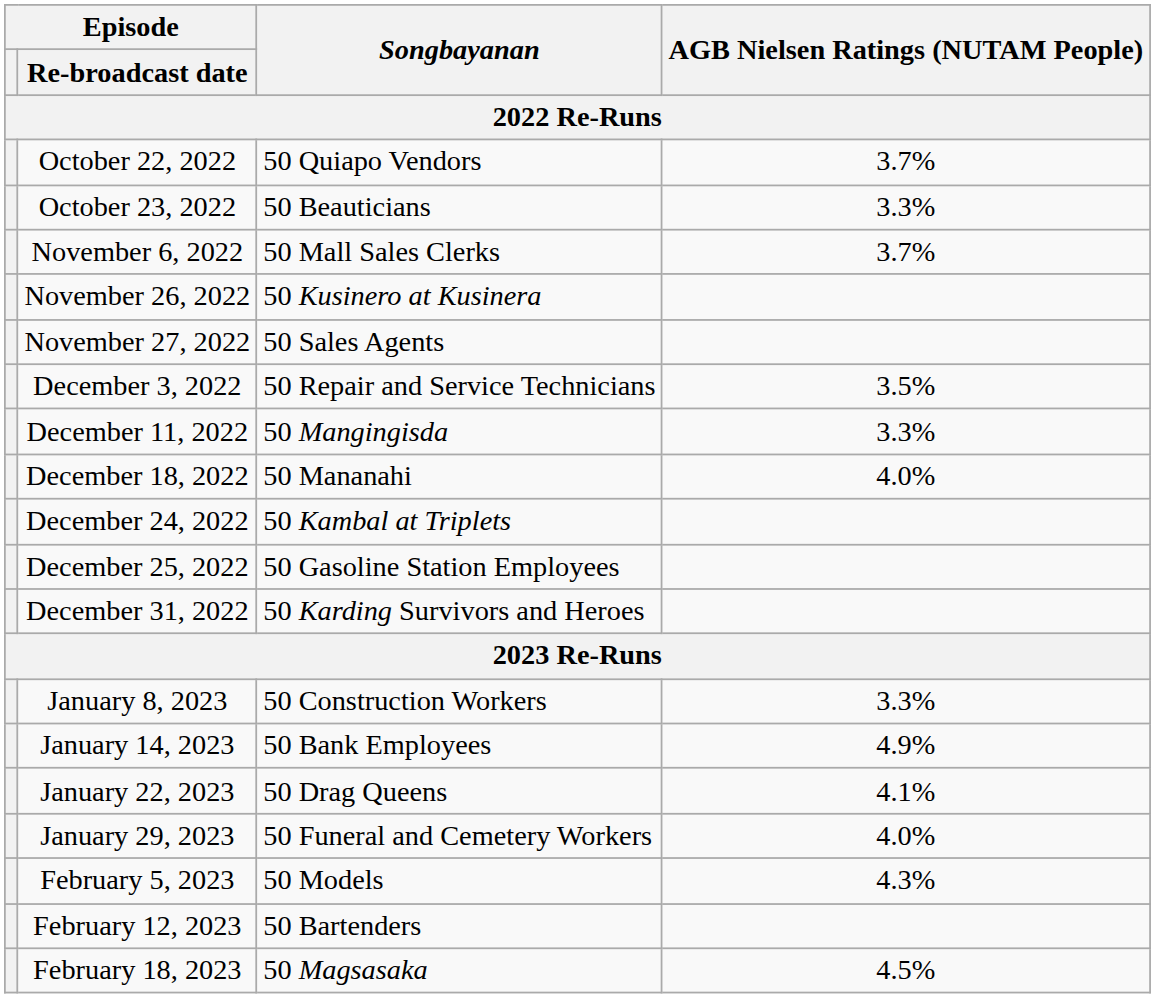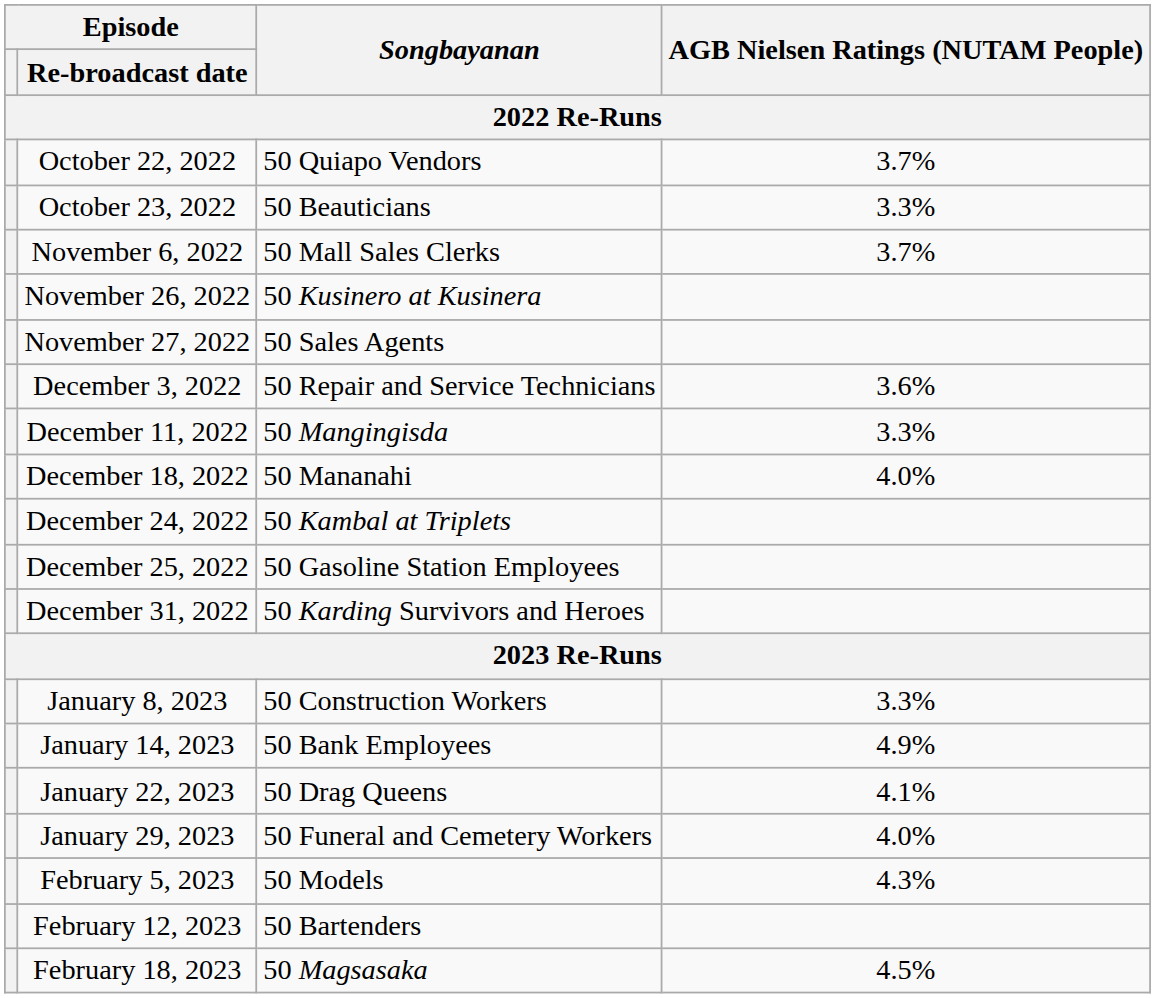(906, 386) 3.5% -> (906, 386) 3.6%
